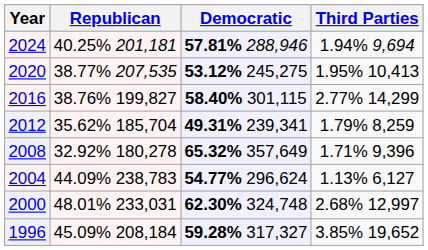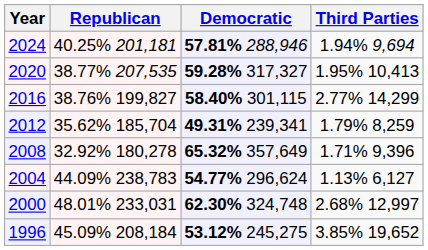(246, 72) 53.12% 245,275 -> (246, 72) 59.28% 317,327
(246, 232) 59.28% 317,327 -> (246, 232) 53.12% 245,275
